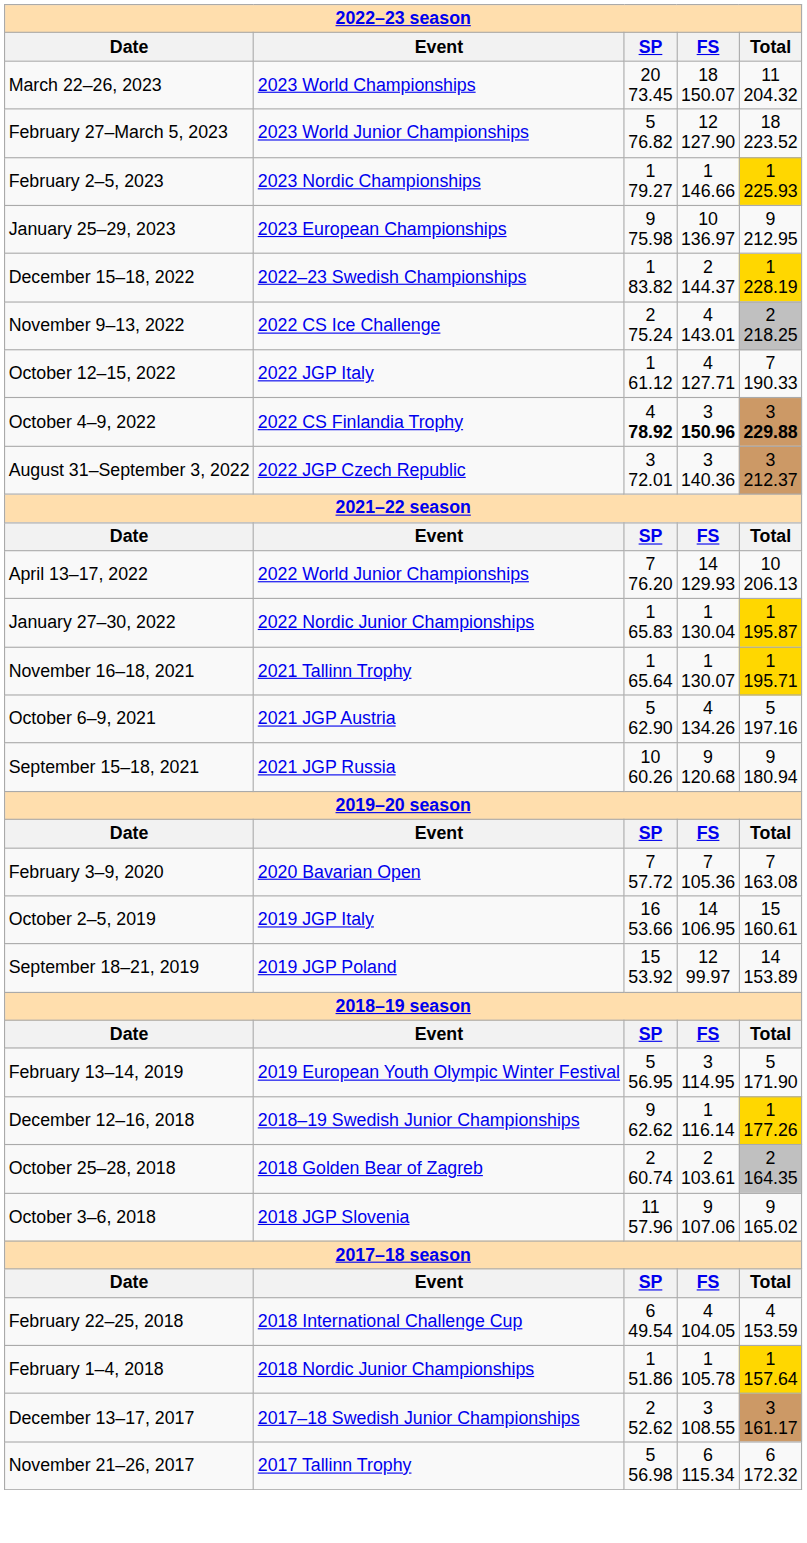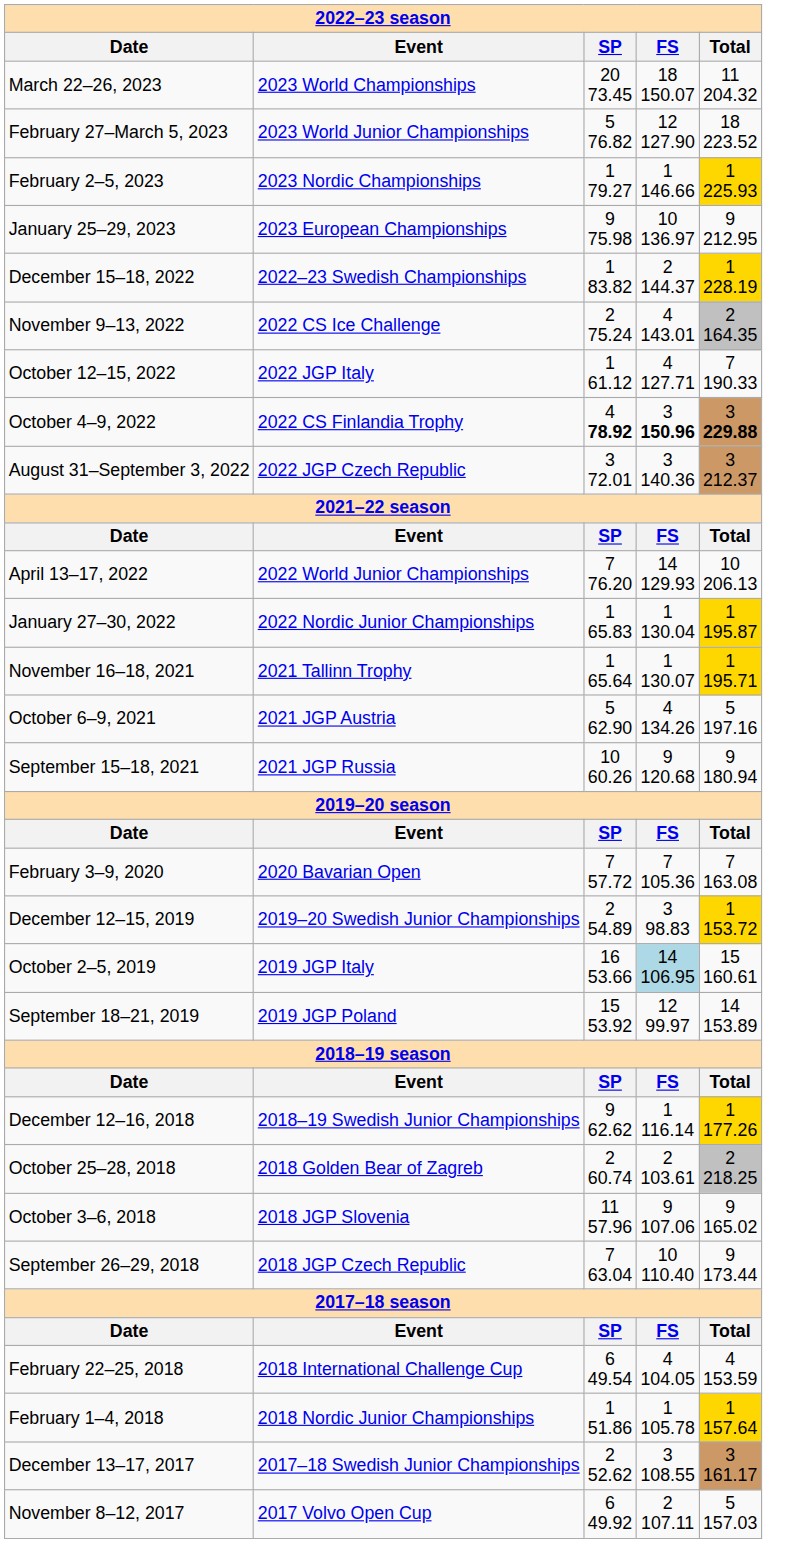(771, 325) 2 218.25 -> (730, 325) 2 164.35
+ row: (101, 919)
(708, 919) no background -> (668, 967) lightblue background
- row: (96, 1072)
(771, 1168) 2 164.35 -> (730, 1168) 2 218.25
+ row: (104, 1264)
- row: (101, 1465)
+ row: (97, 1513)
